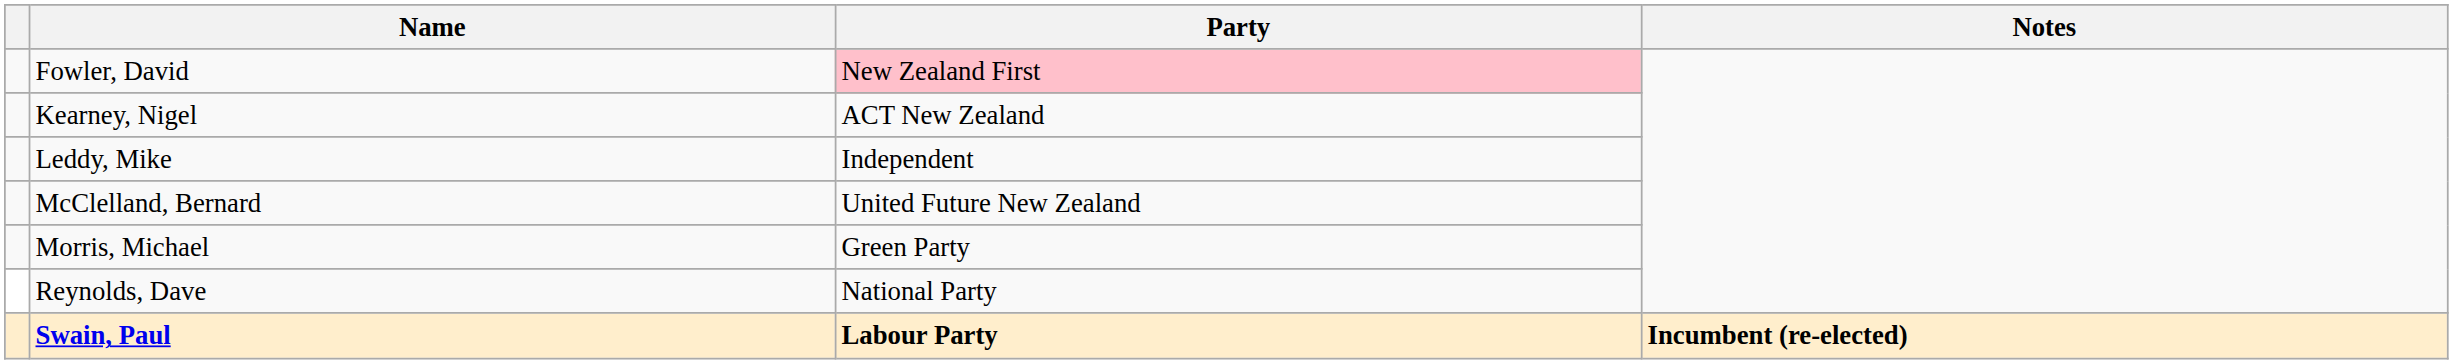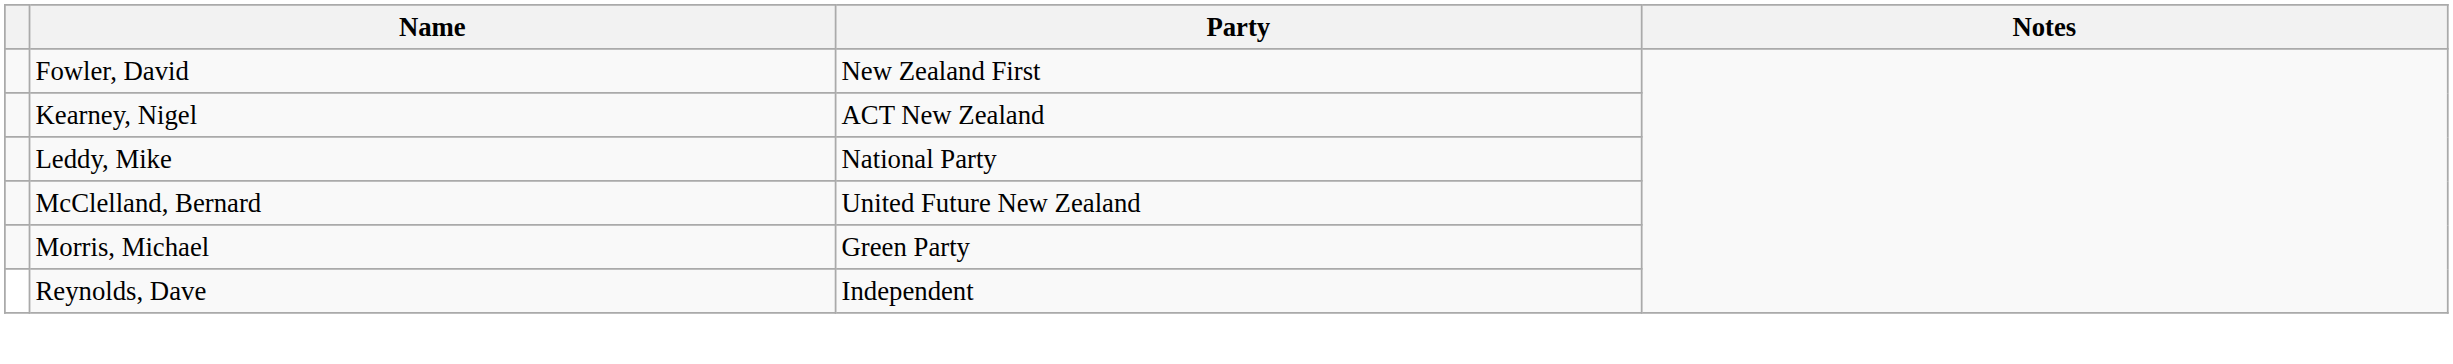(941, 70) pink background -> (941, 70) no background
(908, 159) Independent -> (919, 159) National Party
(919, 291) National Party -> (908, 291) Independent
- row: (103, 335)
